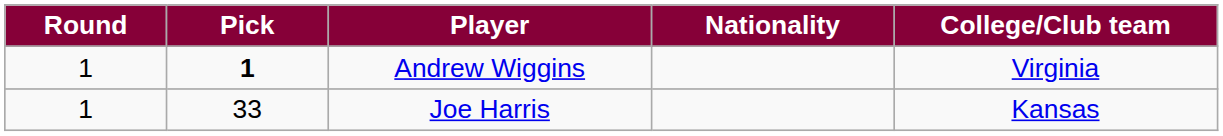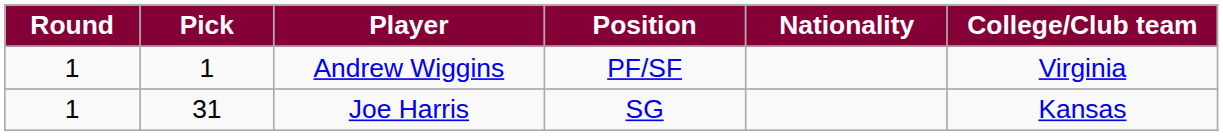+ column: (645, 25)
(247, 67) bold -> (207, 67) normal
(247, 109) 33 -> (207, 109) 31
